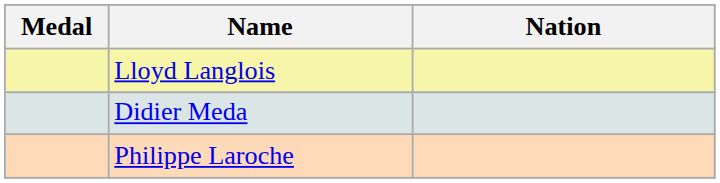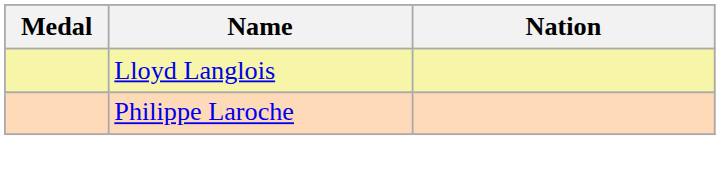- row: (181, 112)
